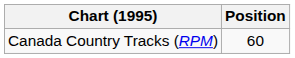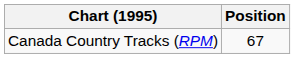(255, 41) 60 -> (255, 41) 67
